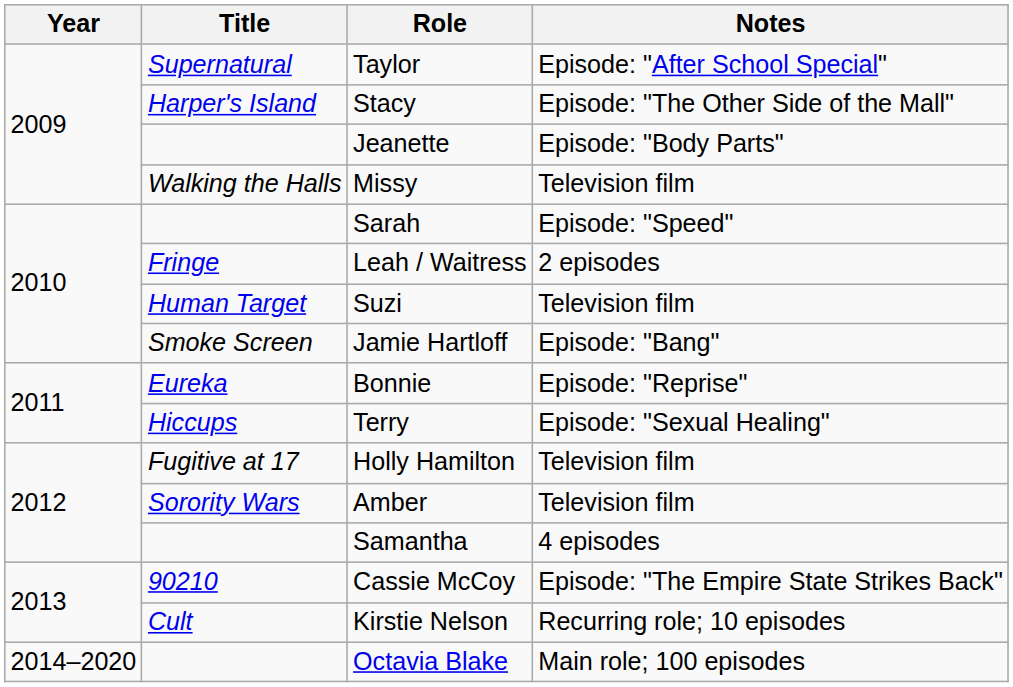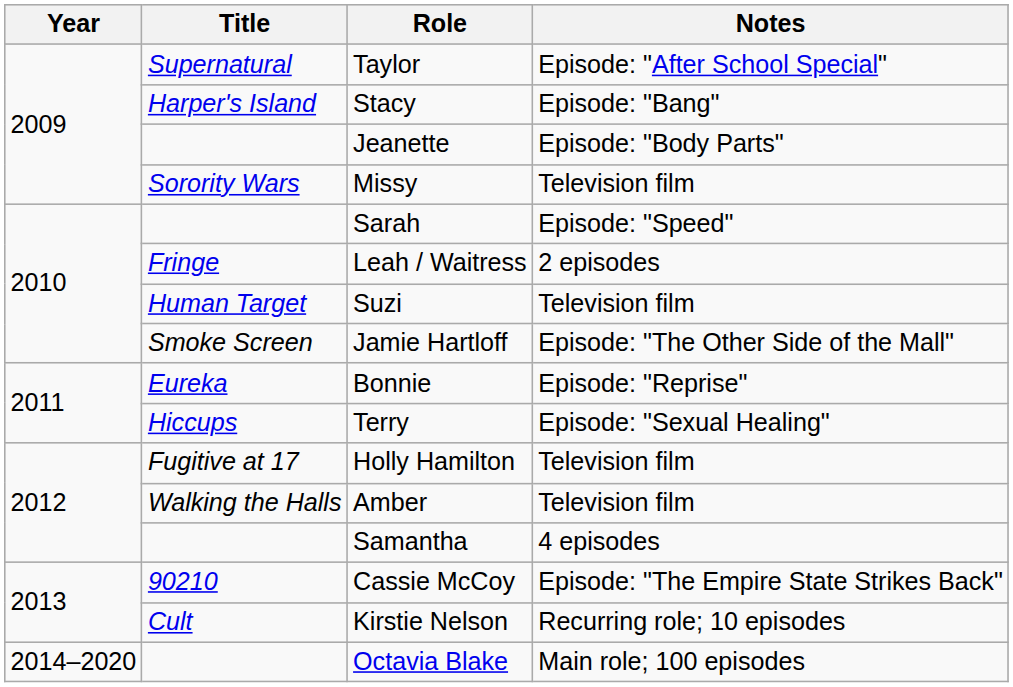(746, 104) Episode: "The Other Side of the Mall" -> (629, 104) Episode: "Bang"
(245, 183) Walking the Halls -> (224, 183) Sorority Wars
(629, 343) Episode: "Bang" -> (746, 343) Episode: "The Other Side of the Mall"
(224, 502) Sorority Wars -> (245, 502) Walking the Halls
